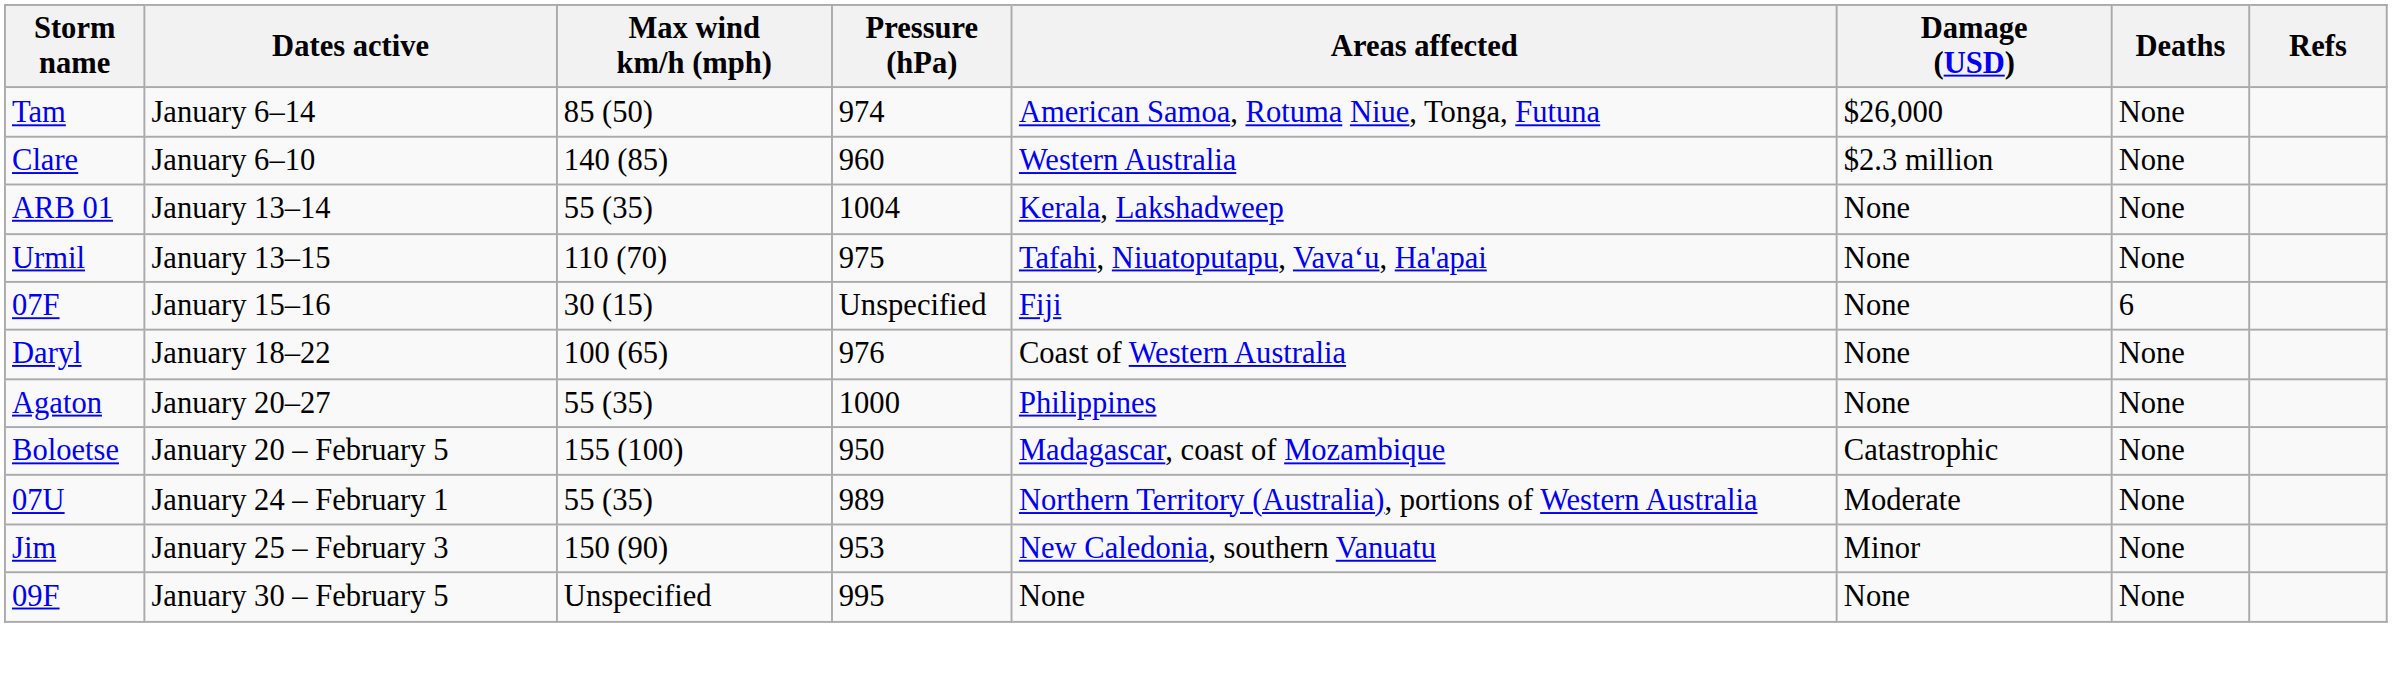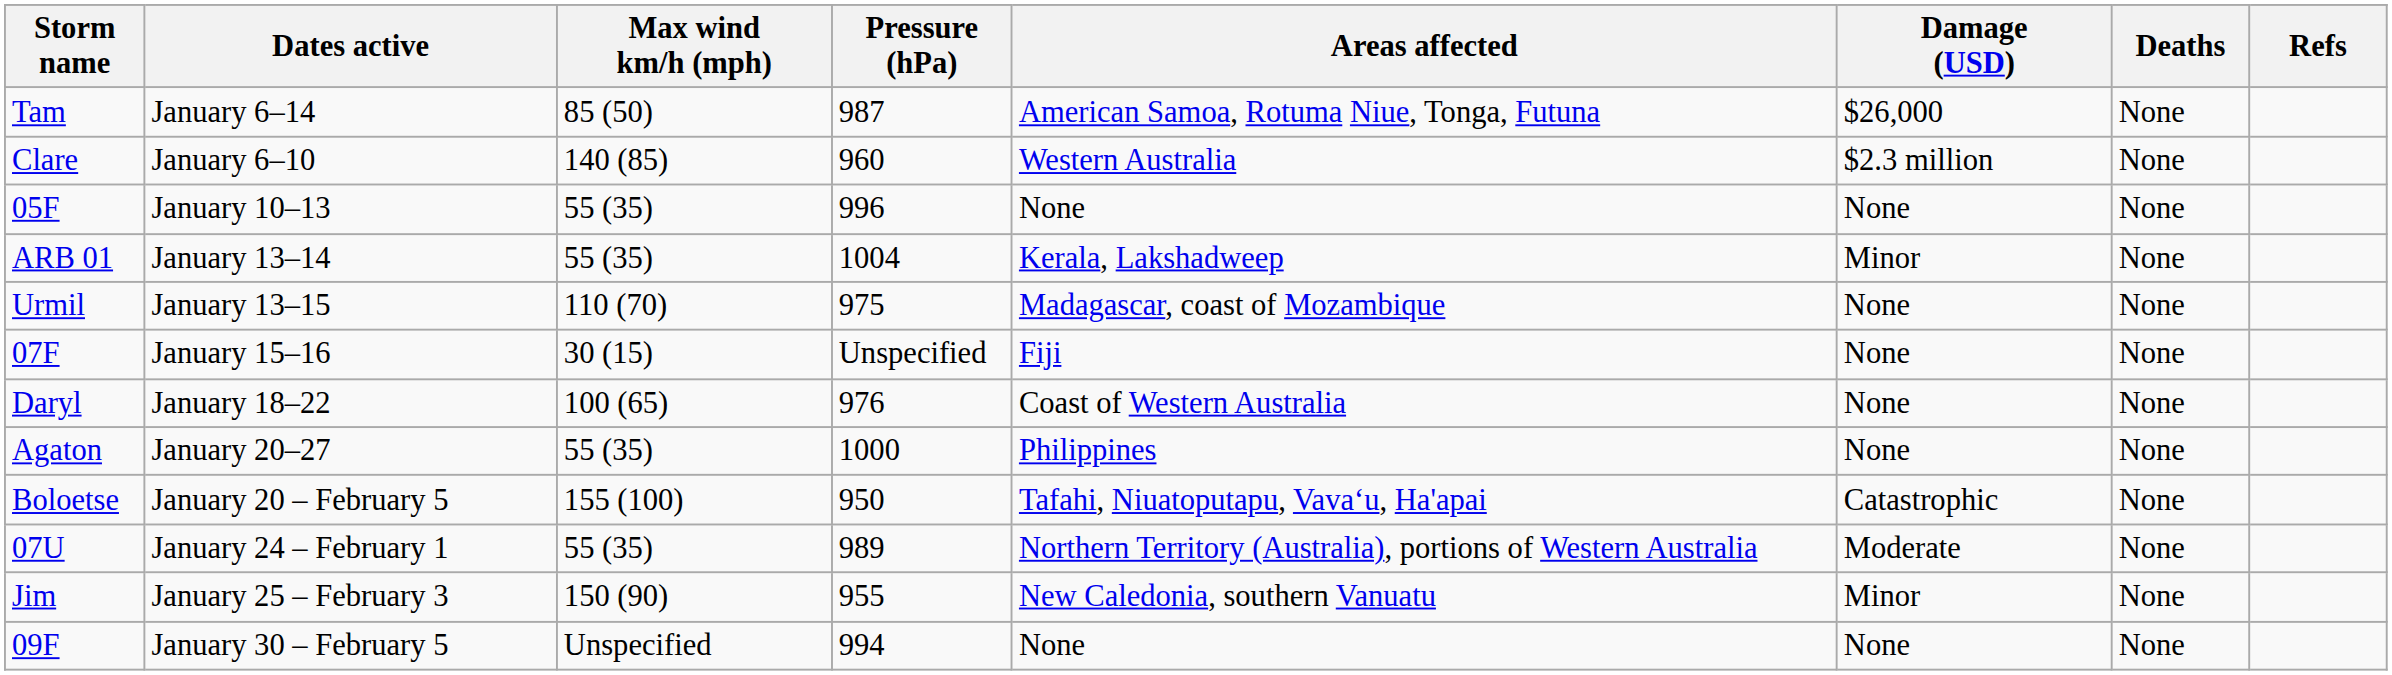(862, 111) 974 -> (862, 111) 987
+ row: (36, 208)
(1877, 208) None -> (1882, 256) Minor
(1253, 256) Tafahi, Niuatoputapu, Vavaʻu, Ha'apai -> (1232, 305) Madagascar, coast of Mozambique
(2126, 305) 6 -> (2152, 353) None
(1232, 450) Madagascar, coast of Mozambique -> (1253, 499) Tafahi, Niuatoputapu, Vavaʻu, Ha'apai
(862, 547) 953 -> (862, 596) 955
(862, 596) 995 -> (862, 644) 994
